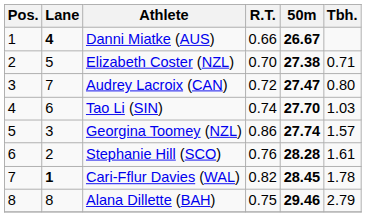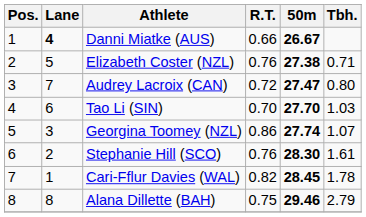(263, 62) 0.70 -> (263, 62) 0.76
(263, 108) 0.74 -> (263, 108) 0.70
(341, 131) 1.57 -> (341, 131) 1.07
(302, 154) 28.28 -> (302, 154) 28.30
(49, 177) bold -> (49, 177) normal
